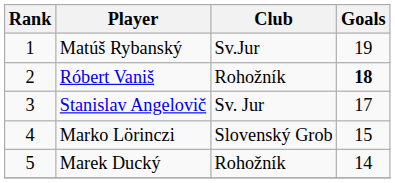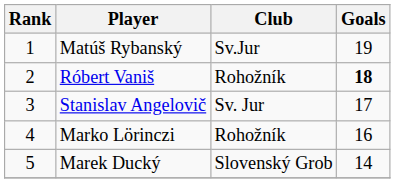(274, 134) Slovenský Grob -> (250, 134) Rohožník
(363, 134) 15 -> (363, 134) 16
(250, 163) Rohožník -> (274, 163) Slovenský Grob
